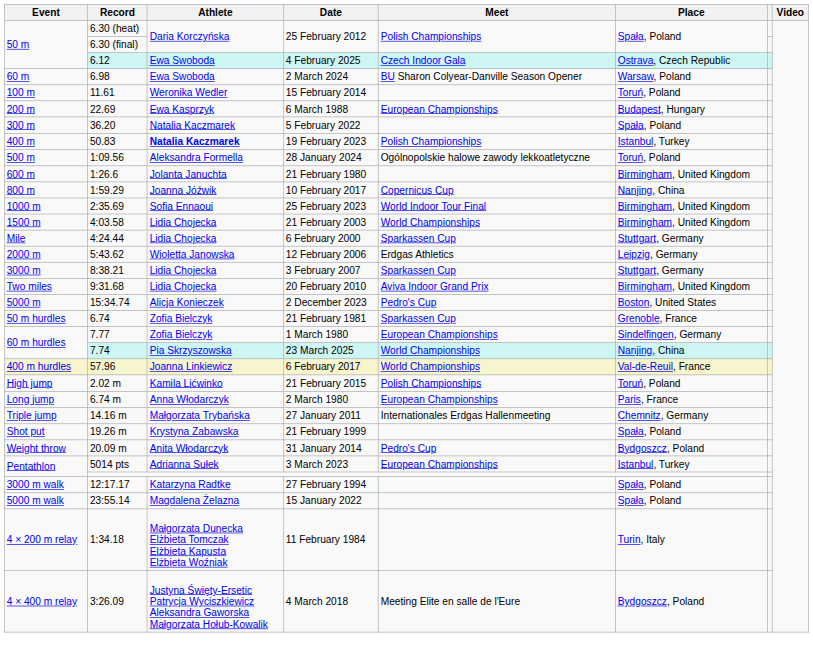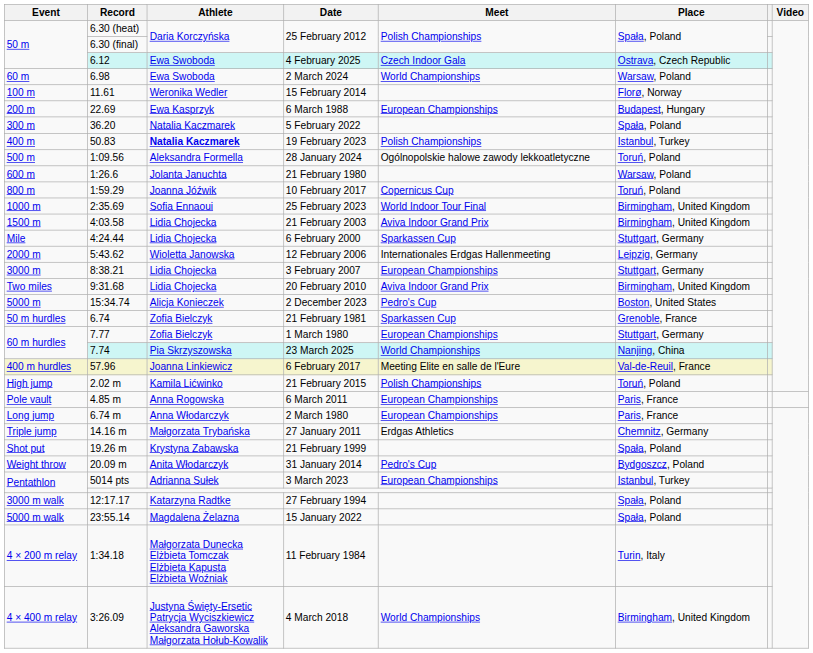(481, 77) BU Sharon Colyear-Danville Season Opener -> (430, 77) World Championships
(649, 93) Toruń, Poland -> (650, 93) Florø, Norway
(684, 174) Birmingham, United Kingdom -> (654, 174) Warsaw, Poland
(651, 190) Nanjing, China -> (649, 190) Toruń, Poland
(430, 222) World Championships -> (435, 222) Aviva Indoor Grand Prix
(417, 254) Erdgas Athletics -> (466, 254) Internationales Erdgas Hallenmeeting
(418, 271) Sparkassen Cup -> (439, 271) European Championships
(669, 335) Sindelfingen, Germany -> (661, 335) Stuttgart, Germany
(430, 367) World Championships -> (450, 367) Meeting Elite en salle de l'Eure
+ row: (105, 400)
(466, 416) Internationales Erdgas Hallenmeeting -> (417, 432) Erdgas Athletics
(450, 602) Meeting Elite en salle de l'Eure -> (430, 618) World Championships
(661, 602) Bydgoszcz, Poland -> (684, 618) Birmingham, United Kingdom
